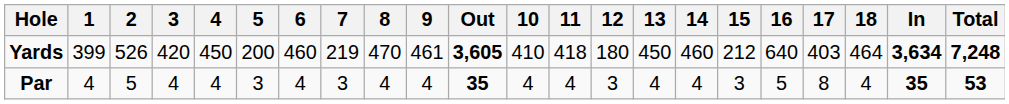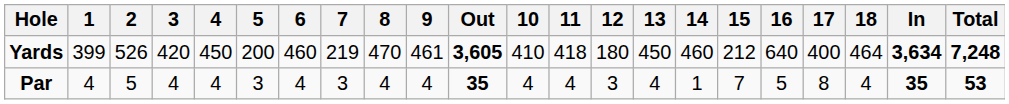(824, 51) 403 -> (824, 51) 400
(697, 83) 4 -> (697, 83) 1
(739, 83) 3 -> (739, 83) 7
